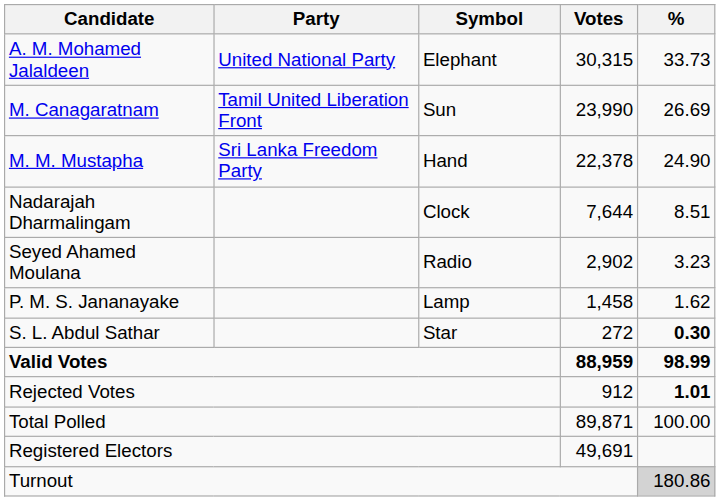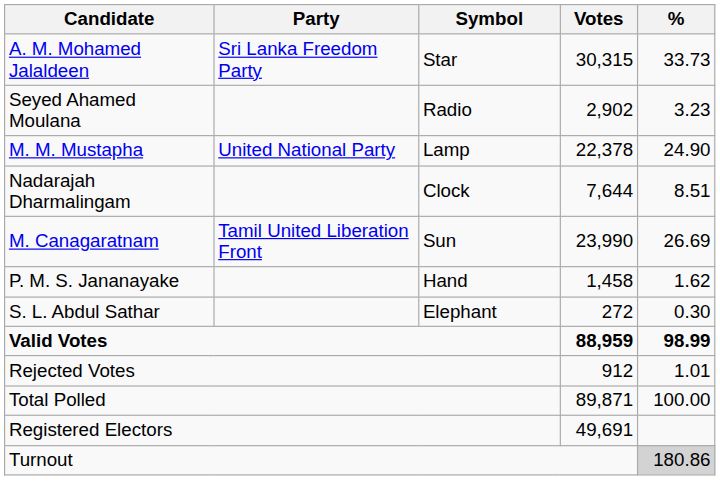(307, 59) United National Party -> (298, 59) Sri Lanka Freedom Party
(460, 59) Elephant -> (440, 59) Star
rows swapped: (84, 110) <-> (72, 262)
(298, 161) Sri Lanka Freedom Party -> (307, 150) United National Party
(445, 161) Hand -> (446, 150) Lamp
(446, 302) Lamp -> (445, 281) Hand
(440, 332) Star -> (460, 311) Elephant
(692, 332) bold -> (692, 311) normal
(692, 391) bold -> (692, 370) normal
